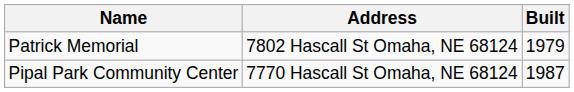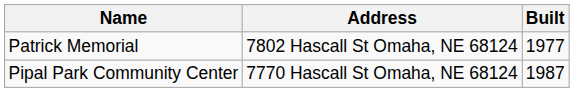(545, 45) 1979 -> (545, 45) 1977
